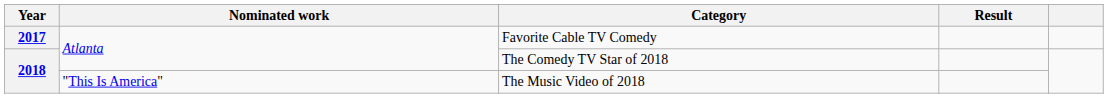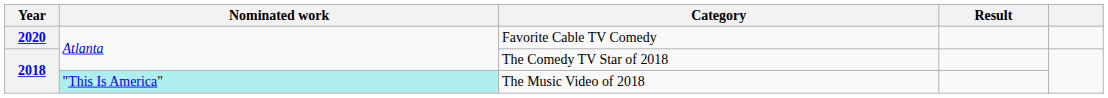(32, 37) 2017 -> (32, 37) 2020
(113, 81) no background -> (113, 81) paleturquoise background
